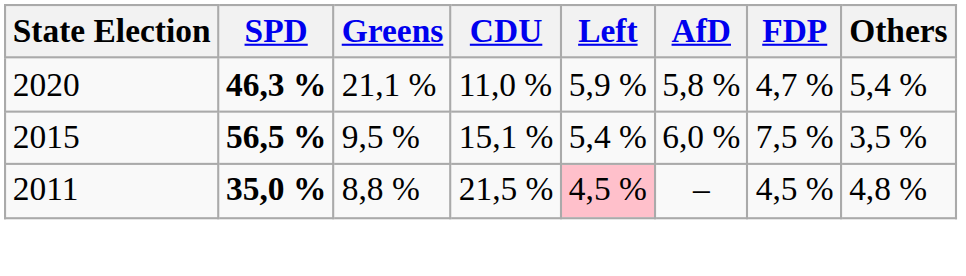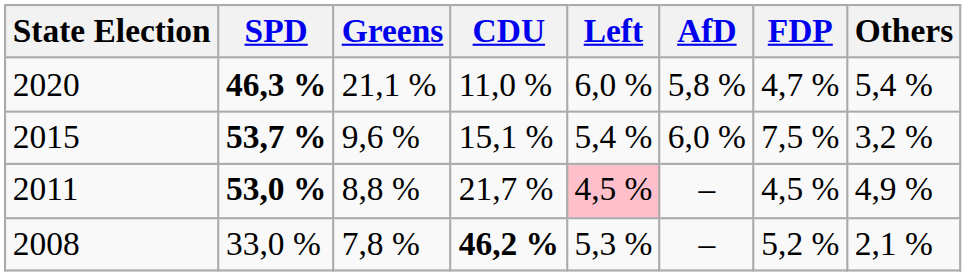(608, 84) 5,9 % -> (613, 84) 6,0 %
(276, 137) 56,5 % -> (276, 137) 53,7 %
(381, 137) 9,5 % -> (381, 137) 9,6 %
(888, 137) 3,5 % -> (894, 137) 3,2 %
(276, 190) 35,0 % -> (276, 190) 53,0 %
(506, 190) 21,5 % -> (506, 190) 21,7 %
(888, 190) 4,8 % -> (894, 190) 4,9 %
+ row: (46, 243)
